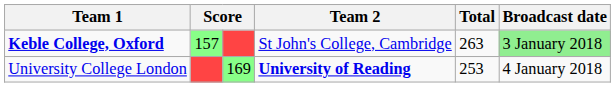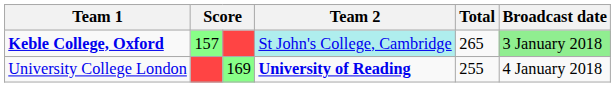(355, 43) no background -> (355, 43) paleturquoise background
(471, 43) 263 -> (471, 43) 265
(471, 69) 253 -> (471, 69) 255
